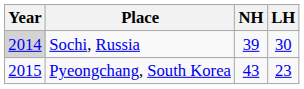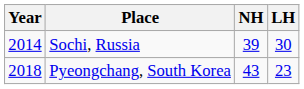(25, 44) lightgrey background -> (25, 44) no background
(25, 70) 2015 -> (25, 70) 2018
